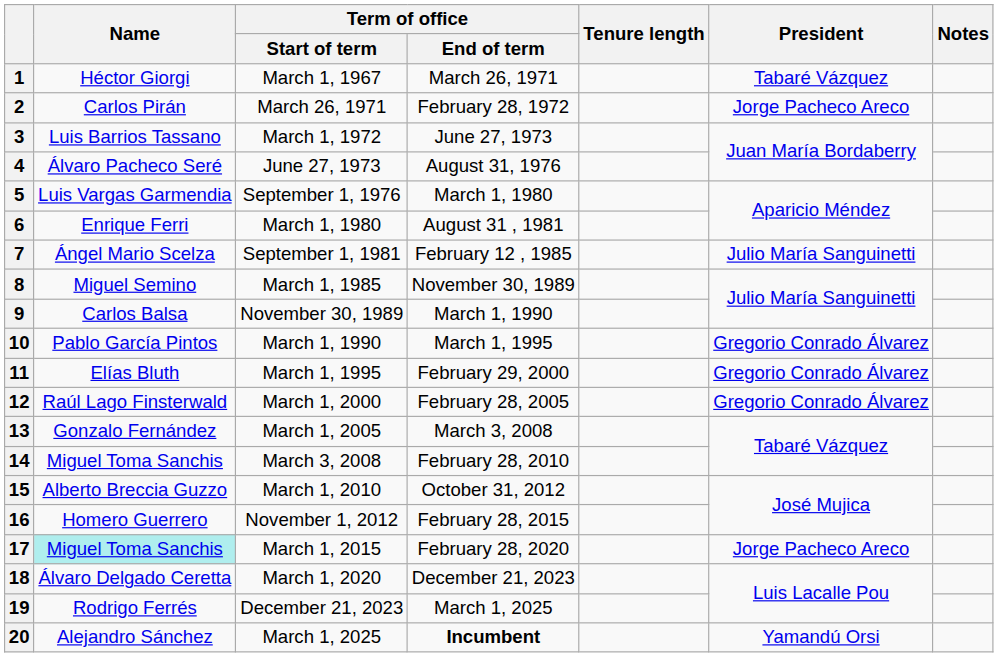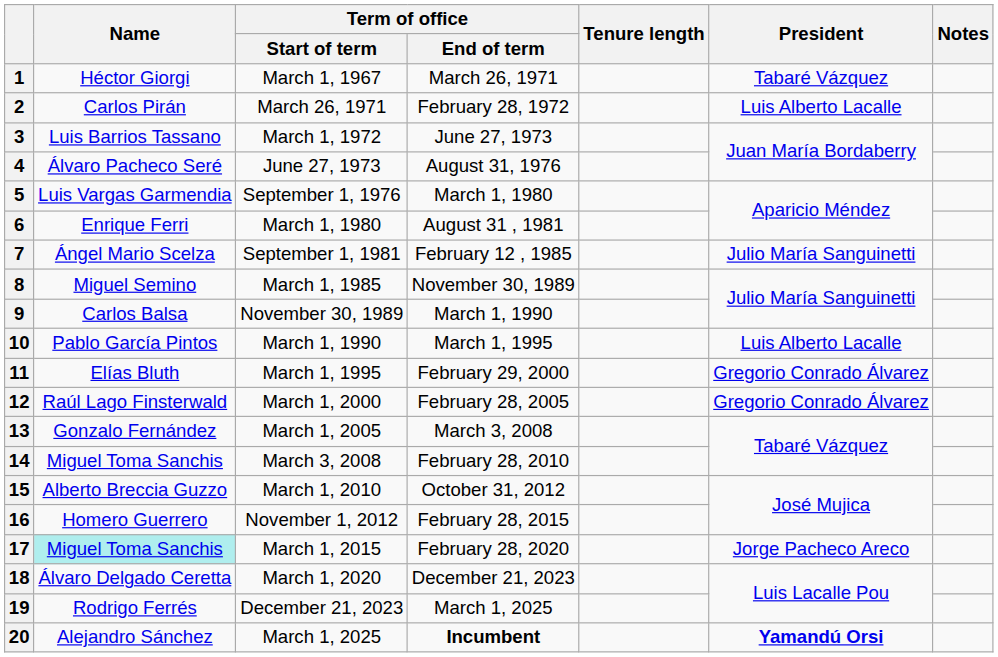(821, 107) Jorge Pacheco Areco -> (821, 107) Luis Alberto Lacalle
(821, 343) Gregorio Conrado Álvarez -> (821, 343) Luis Alberto Lacalle
(821, 637) normal -> (821, 637) bold
